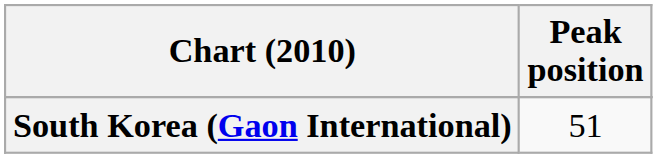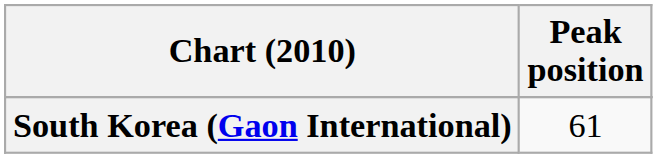(586, 124) 51 -> (586, 124) 61
